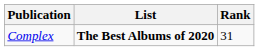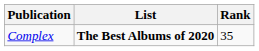(227, 35) 31 -> (227, 35) 35
